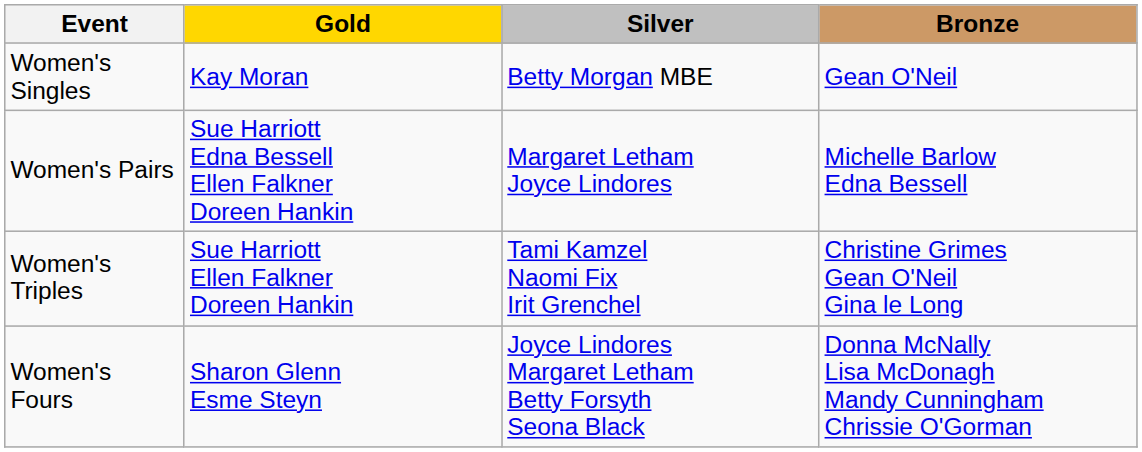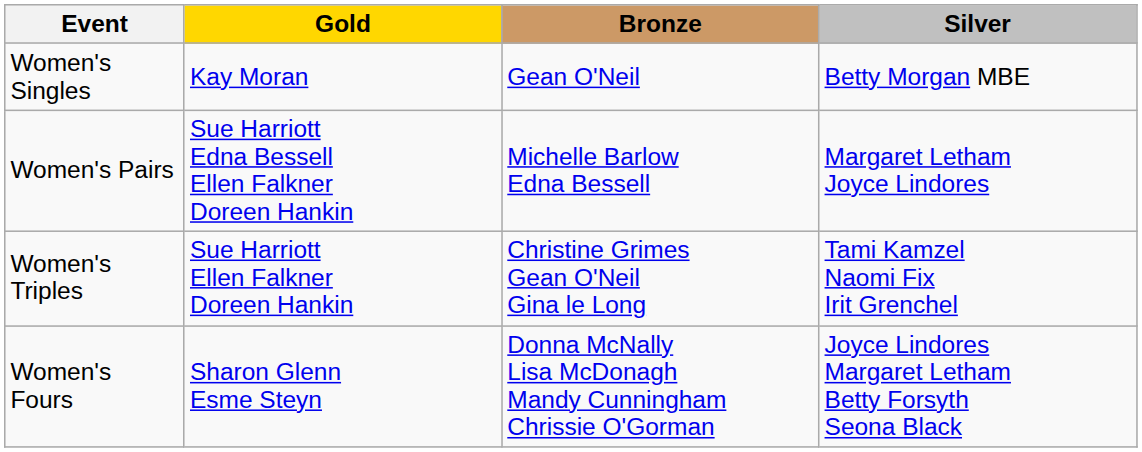columns swapped: (660, 23) <-> (978, 23)
